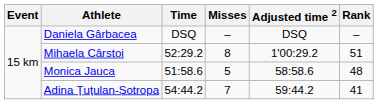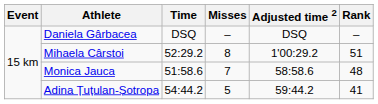(227, 72) 5 -> (227, 72) 7
(227, 90) 7 -> (227, 90) 5
